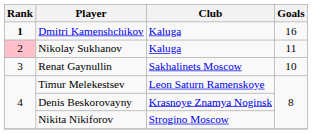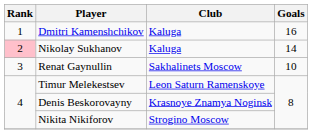(20, 31) bold -> (20, 31) normal
(291, 48) 11 -> (291, 48) 14
